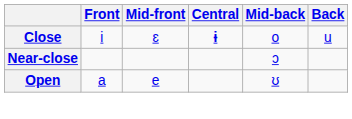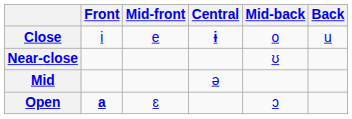(156, 37) ɛ -> (156, 37) e
(275, 59) ɔ -> (275, 59) ʊ
+ row: (43, 80)
(102, 80) normal -> (102, 102) bold
(156, 80) e -> (156, 102) ɛ
(275, 80) ʊ -> (275, 102) ɔ
